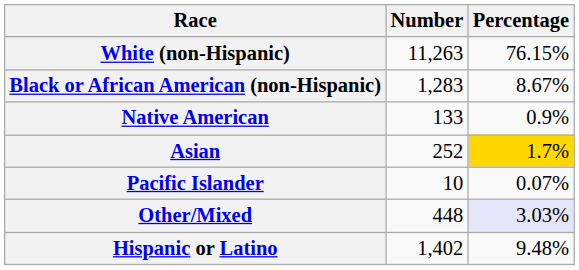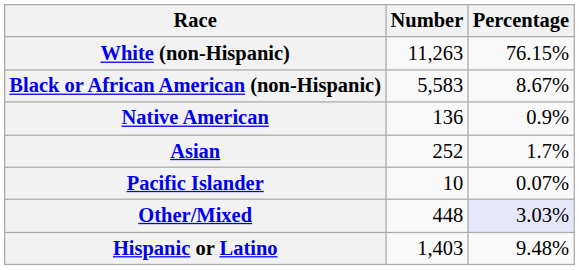(440, 85) 1,283 -> (440, 85) 5,583
(448, 118) 133 -> (448, 118) 136
(548, 150) gold background -> (548, 150) no background
(440, 248) 1,402 -> (440, 248) 1,403
